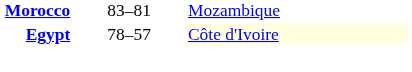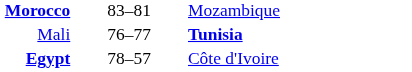+ row: (54, 34)
(233, 34) lightyellow background -> (233, 58) no background
